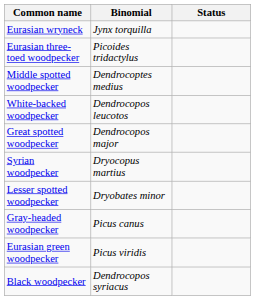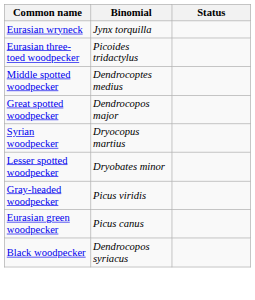- row: (36, 109)
(118, 224) Picus canus -> (120, 195) Picus viridis
(120, 252) Picus viridis -> (118, 224) Picus canus
